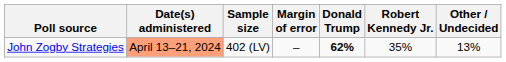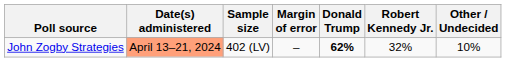(400, 47) 35% -> (400, 47) 32%
(469, 47) 13% -> (469, 47) 10%
